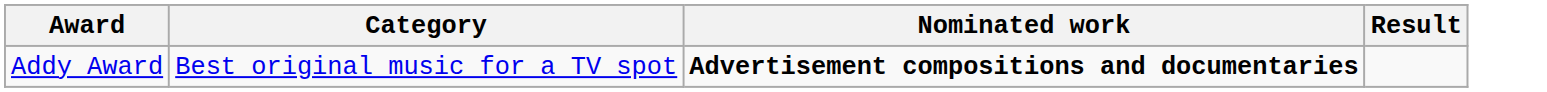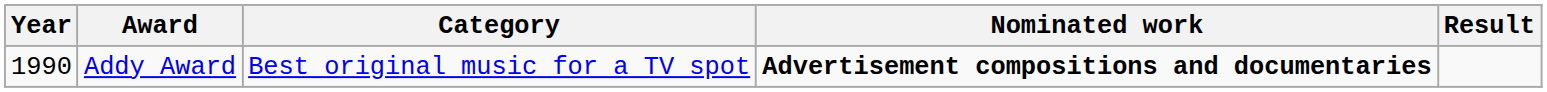+ column: (41, 26)
